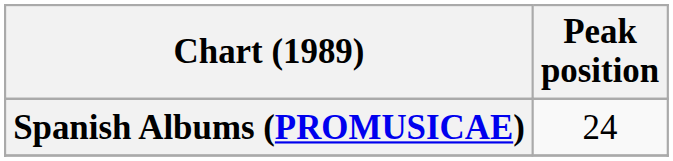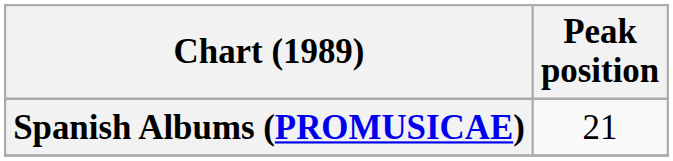(600, 126) 24 -> (600, 126) 21
